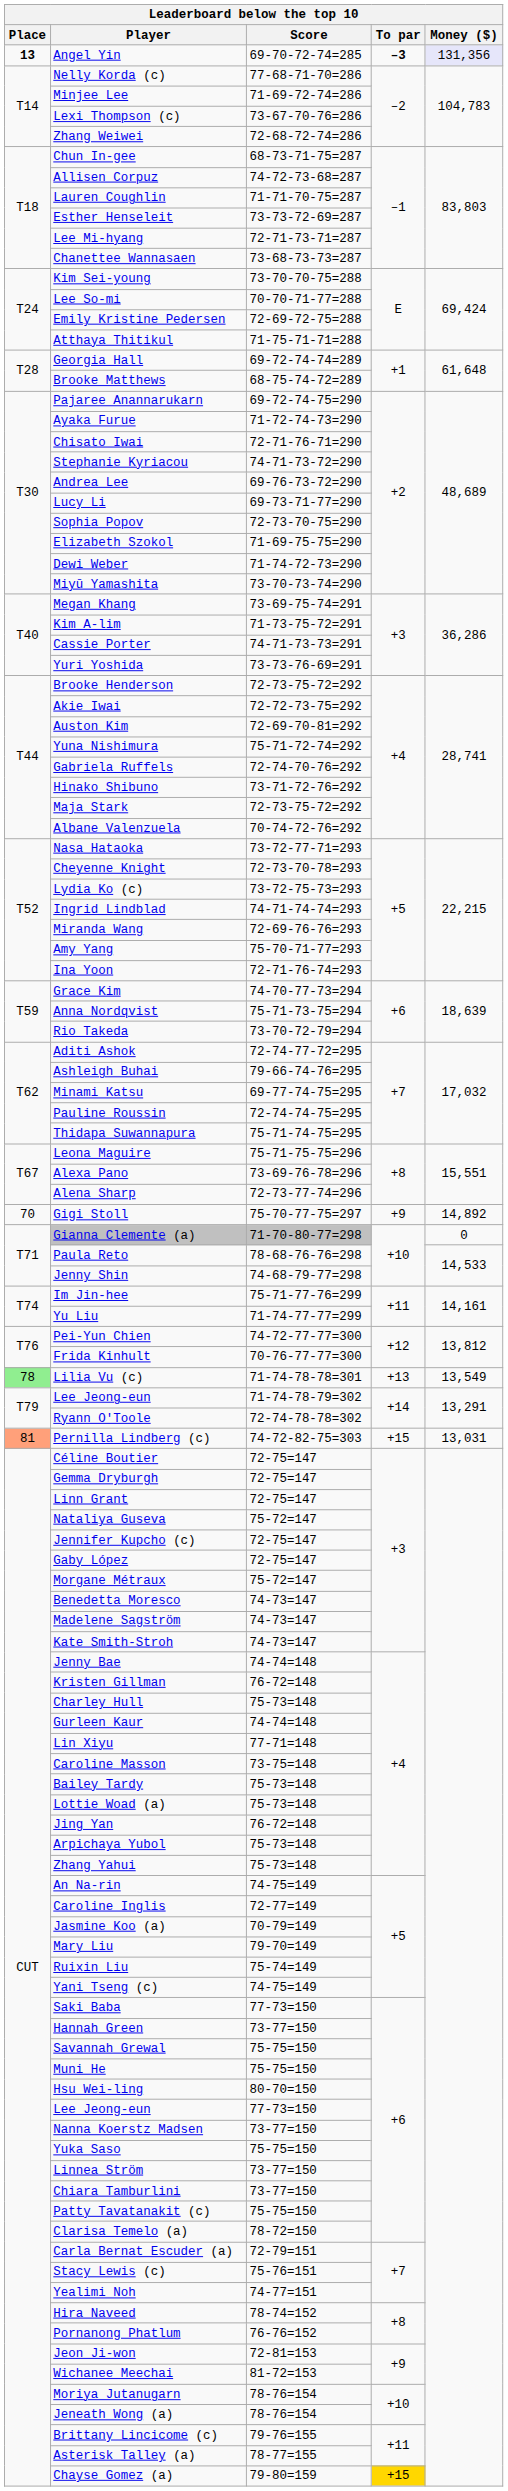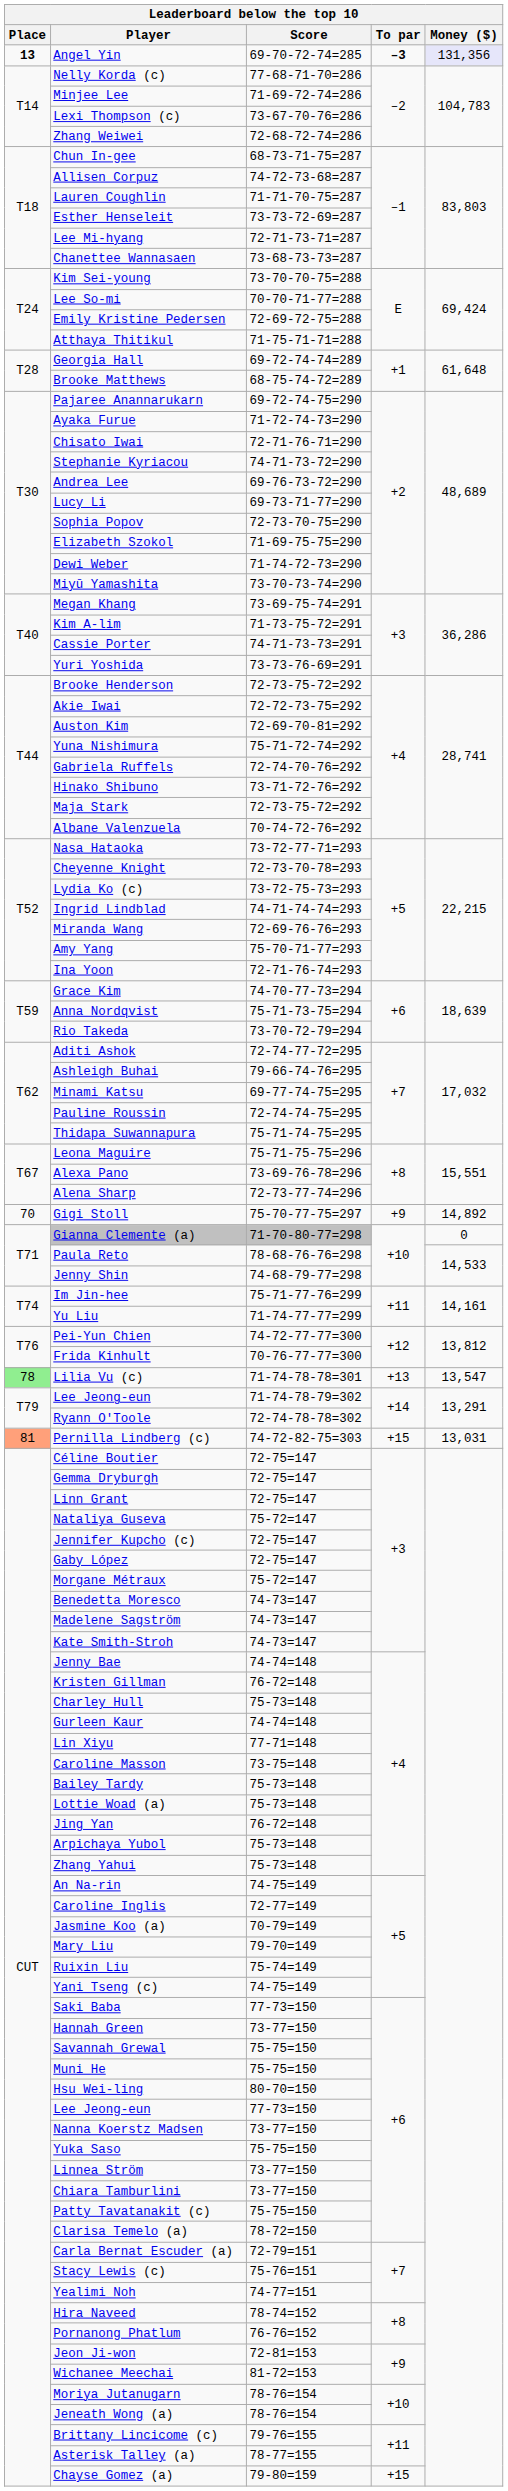(464, 1377) 13,549 -> (464, 1377) 13,547
(398, 2476) gold background -> (398, 2476) no background
